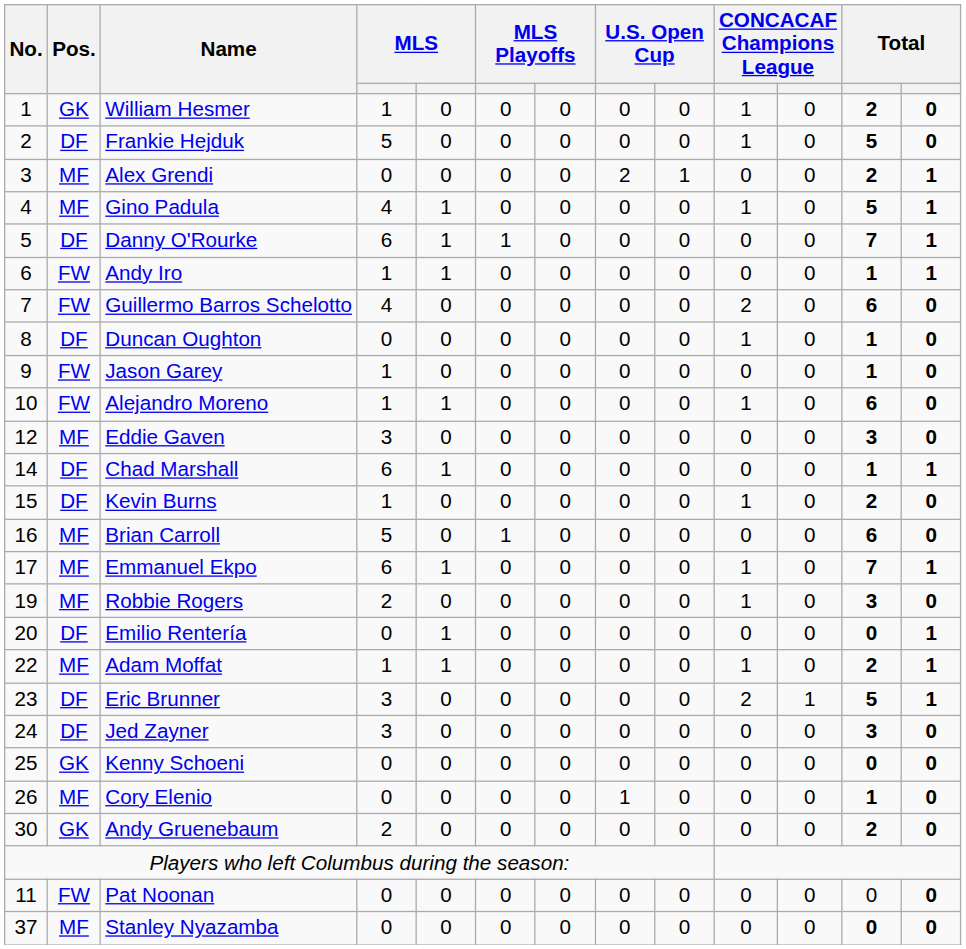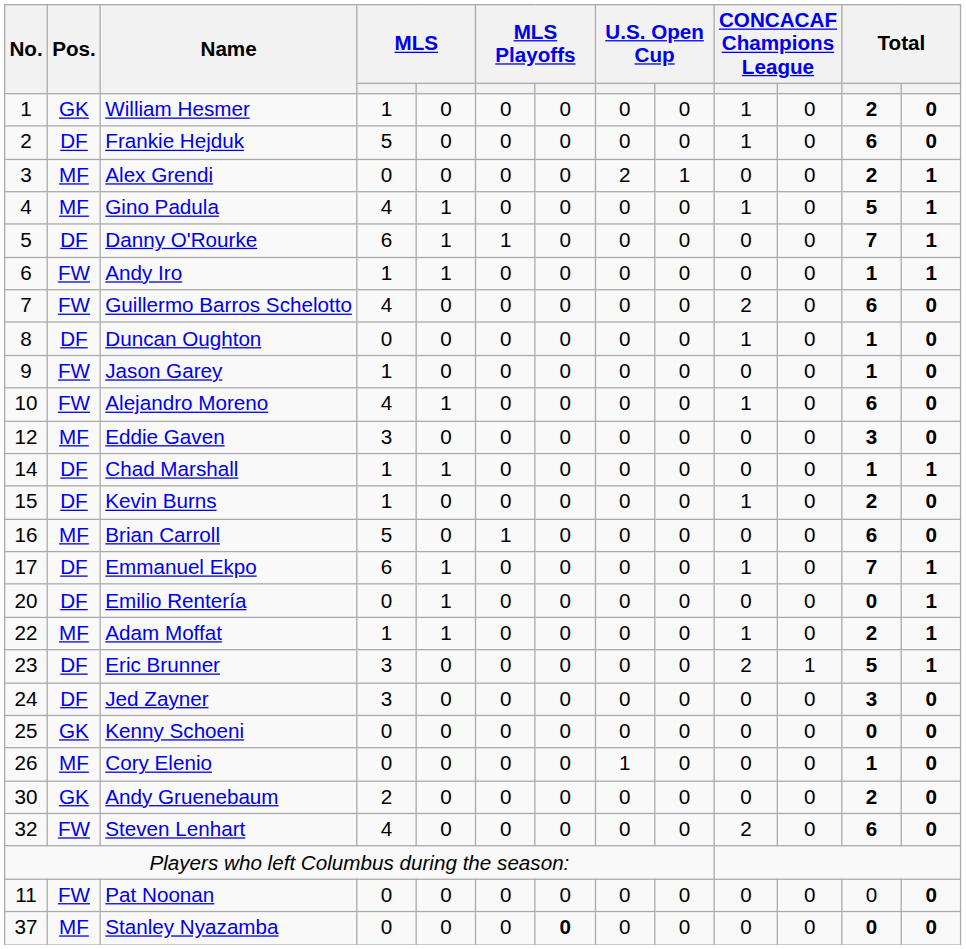(872, 142) 5 -> (872, 142) 6
(386, 404) 1 -> (386, 404) 4
(386, 469) 6 -> (386, 469) 1
(74, 567) MF -> (74, 567) DF
- row: (174, 600)
+ row: (175, 829)
(565, 927) normal -> (565, 927) bold
